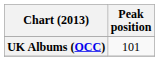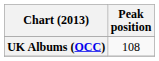(131, 46) 101 -> (131, 46) 108
